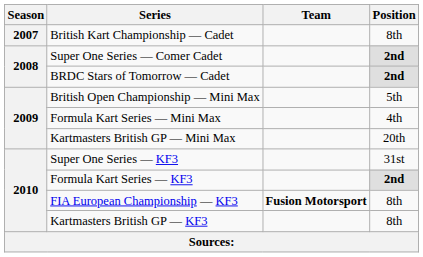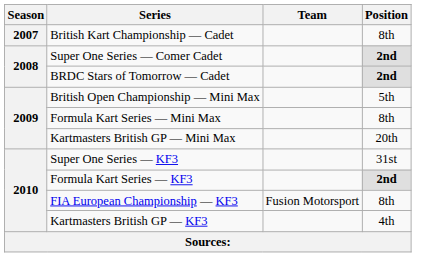(394, 117) 4th -> (387, 117) 8th
(316, 200) bold -> (312, 200) normal
(394, 220) 8th -> (387, 220) 4th
